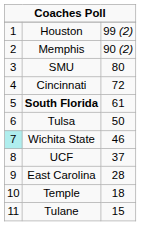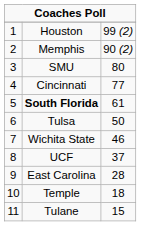(118, 85) 72 -> (118, 85) 77
(13, 139) paleturquoise background -> (13, 139) no background
